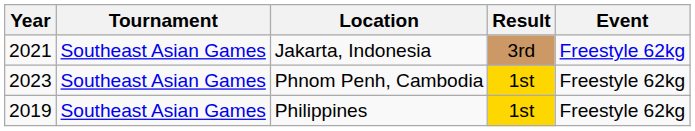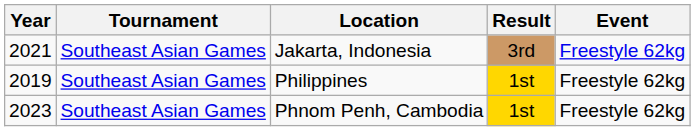rows swapped: (321, 111) <-> (379, 81)
